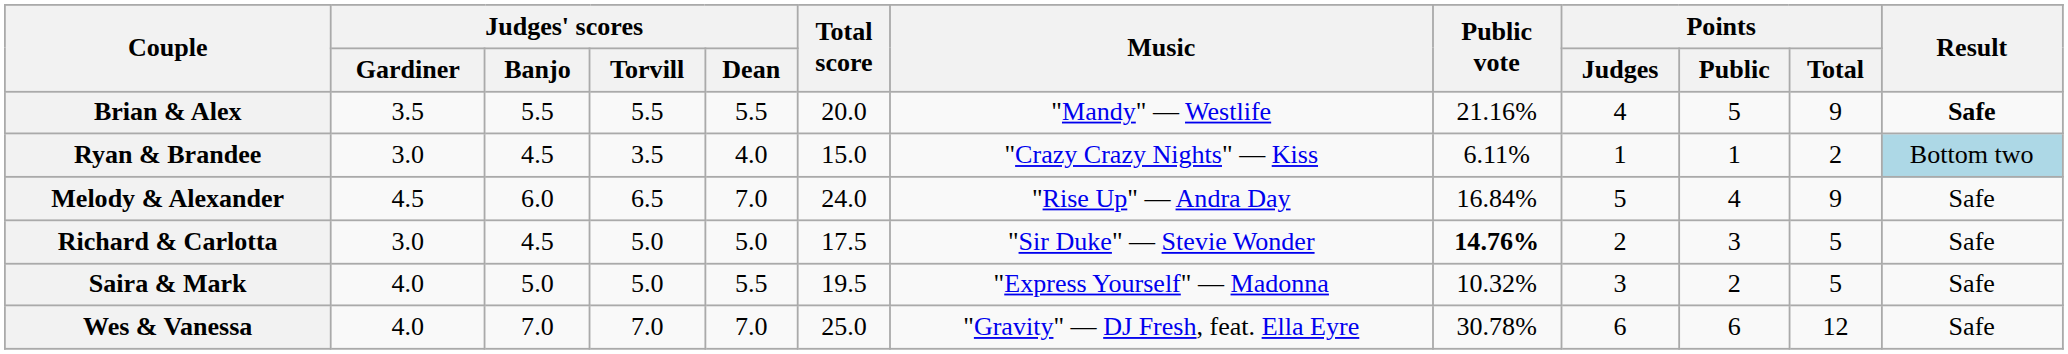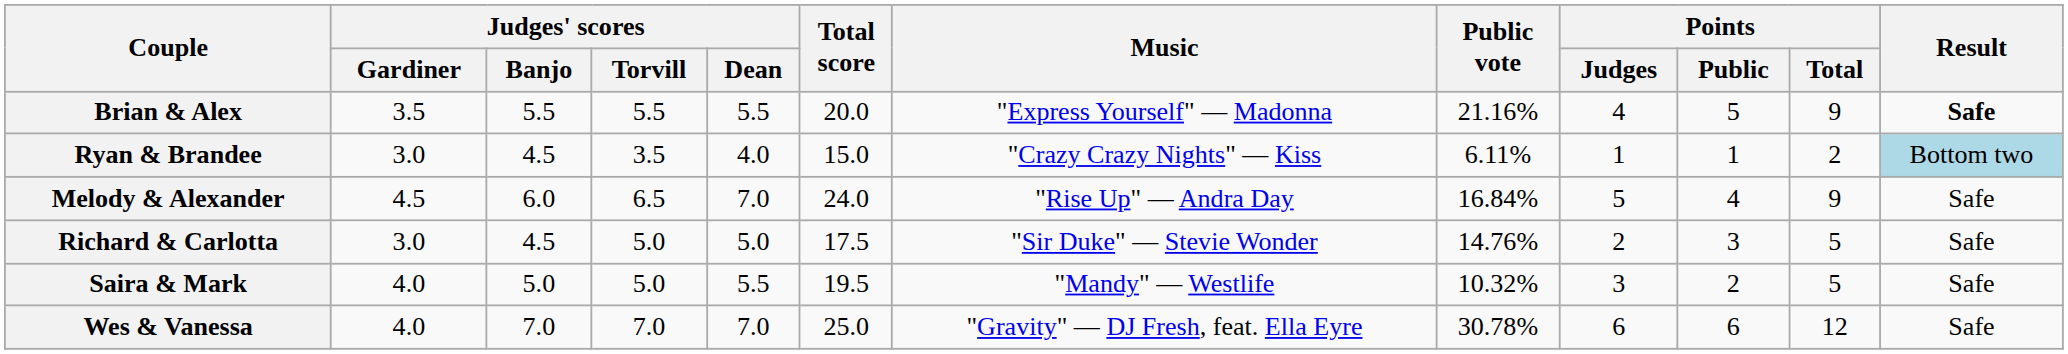(1161, 112) "Mandy" — Westlife -> (1164, 112) "Express Yourself" — Madonna
(1497, 241) bold -> (1498, 241) normal
(1161, 284) "Express Yourself" — Madonna -> (1164, 284) "Mandy" — Westlife
